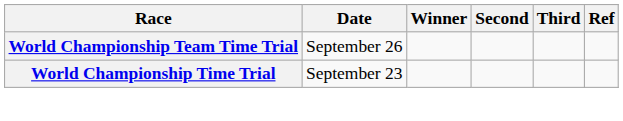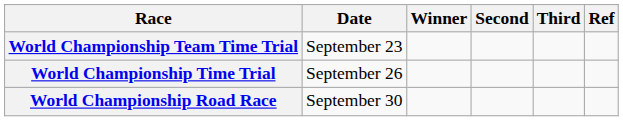(354, 45) September 26 -> (354, 45) September 23
(354, 73) September 23 -> (354, 73) September 26
+ row: (153, 101)
